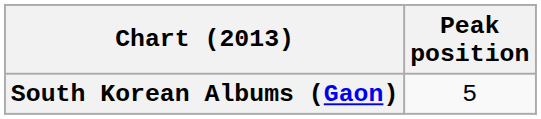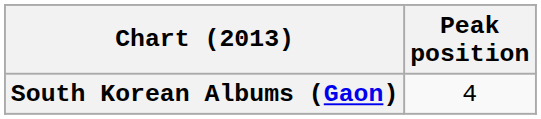(470, 94) 5 -> (470, 94) 4
